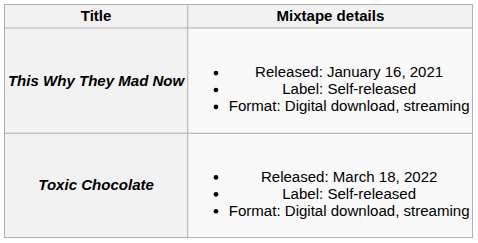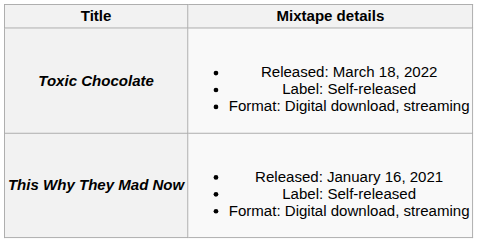rows swapped: (96, 80) <-> (96, 185)
